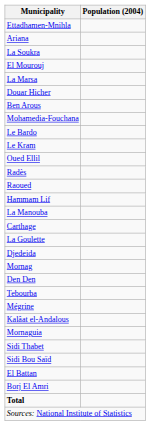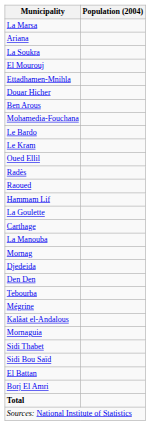rows swapped: (39, 25) <-> (22, 79)
rows swapped: (26, 239) <-> (27, 213)
rows swapped: (19, 266) <-> (21, 253)
